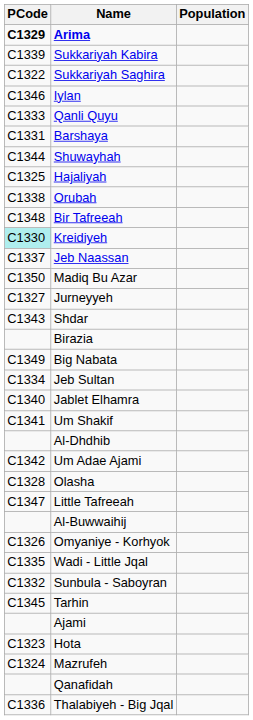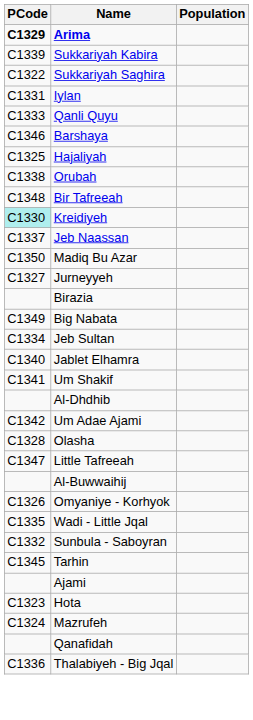(26, 95) C1346 -> (26, 95) C1331
(26, 136) C1331 -> (26, 136) C1346
- row: (87, 156)
- row: (71, 319)
